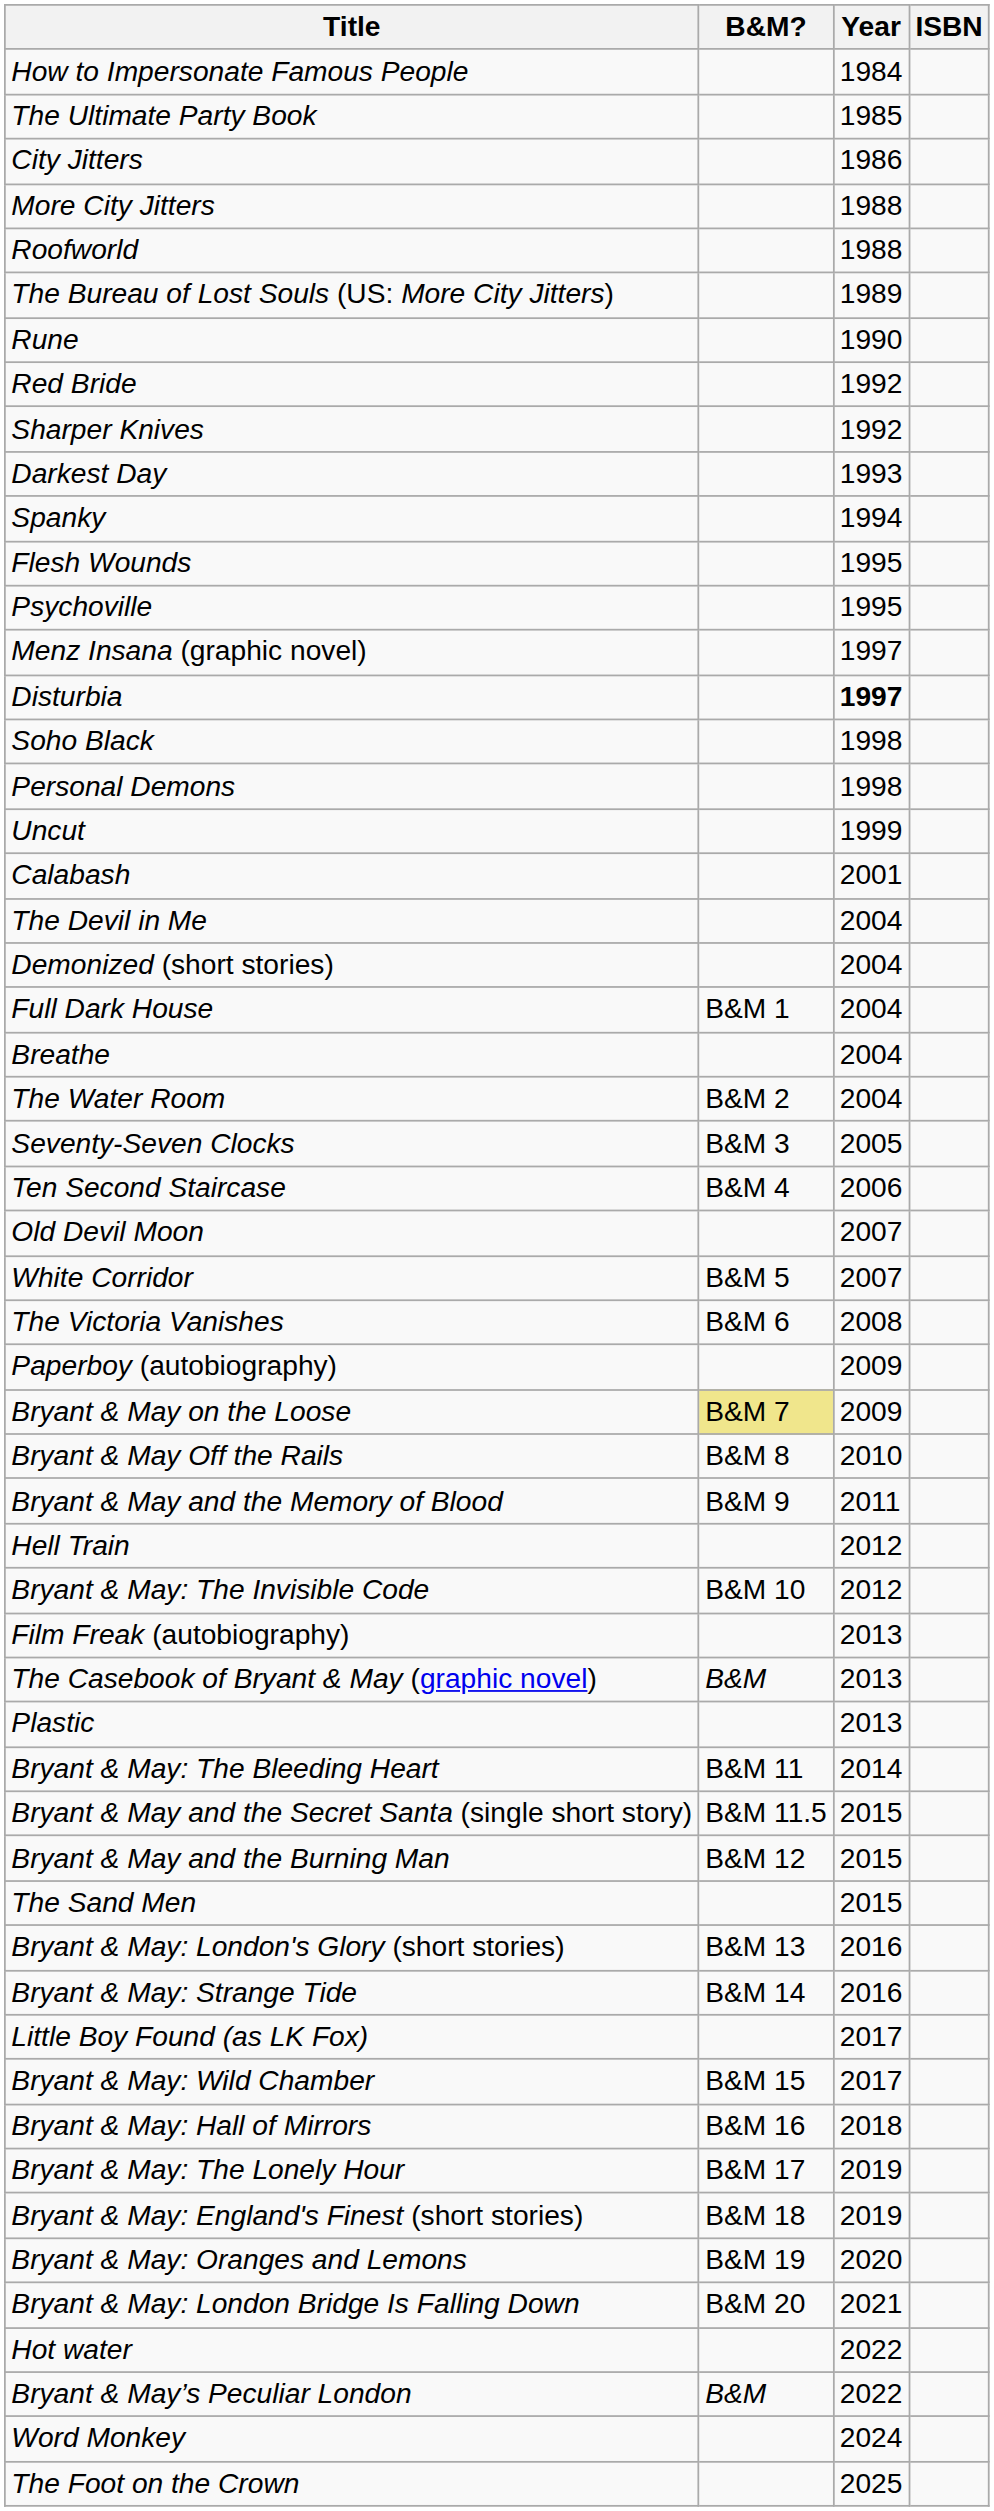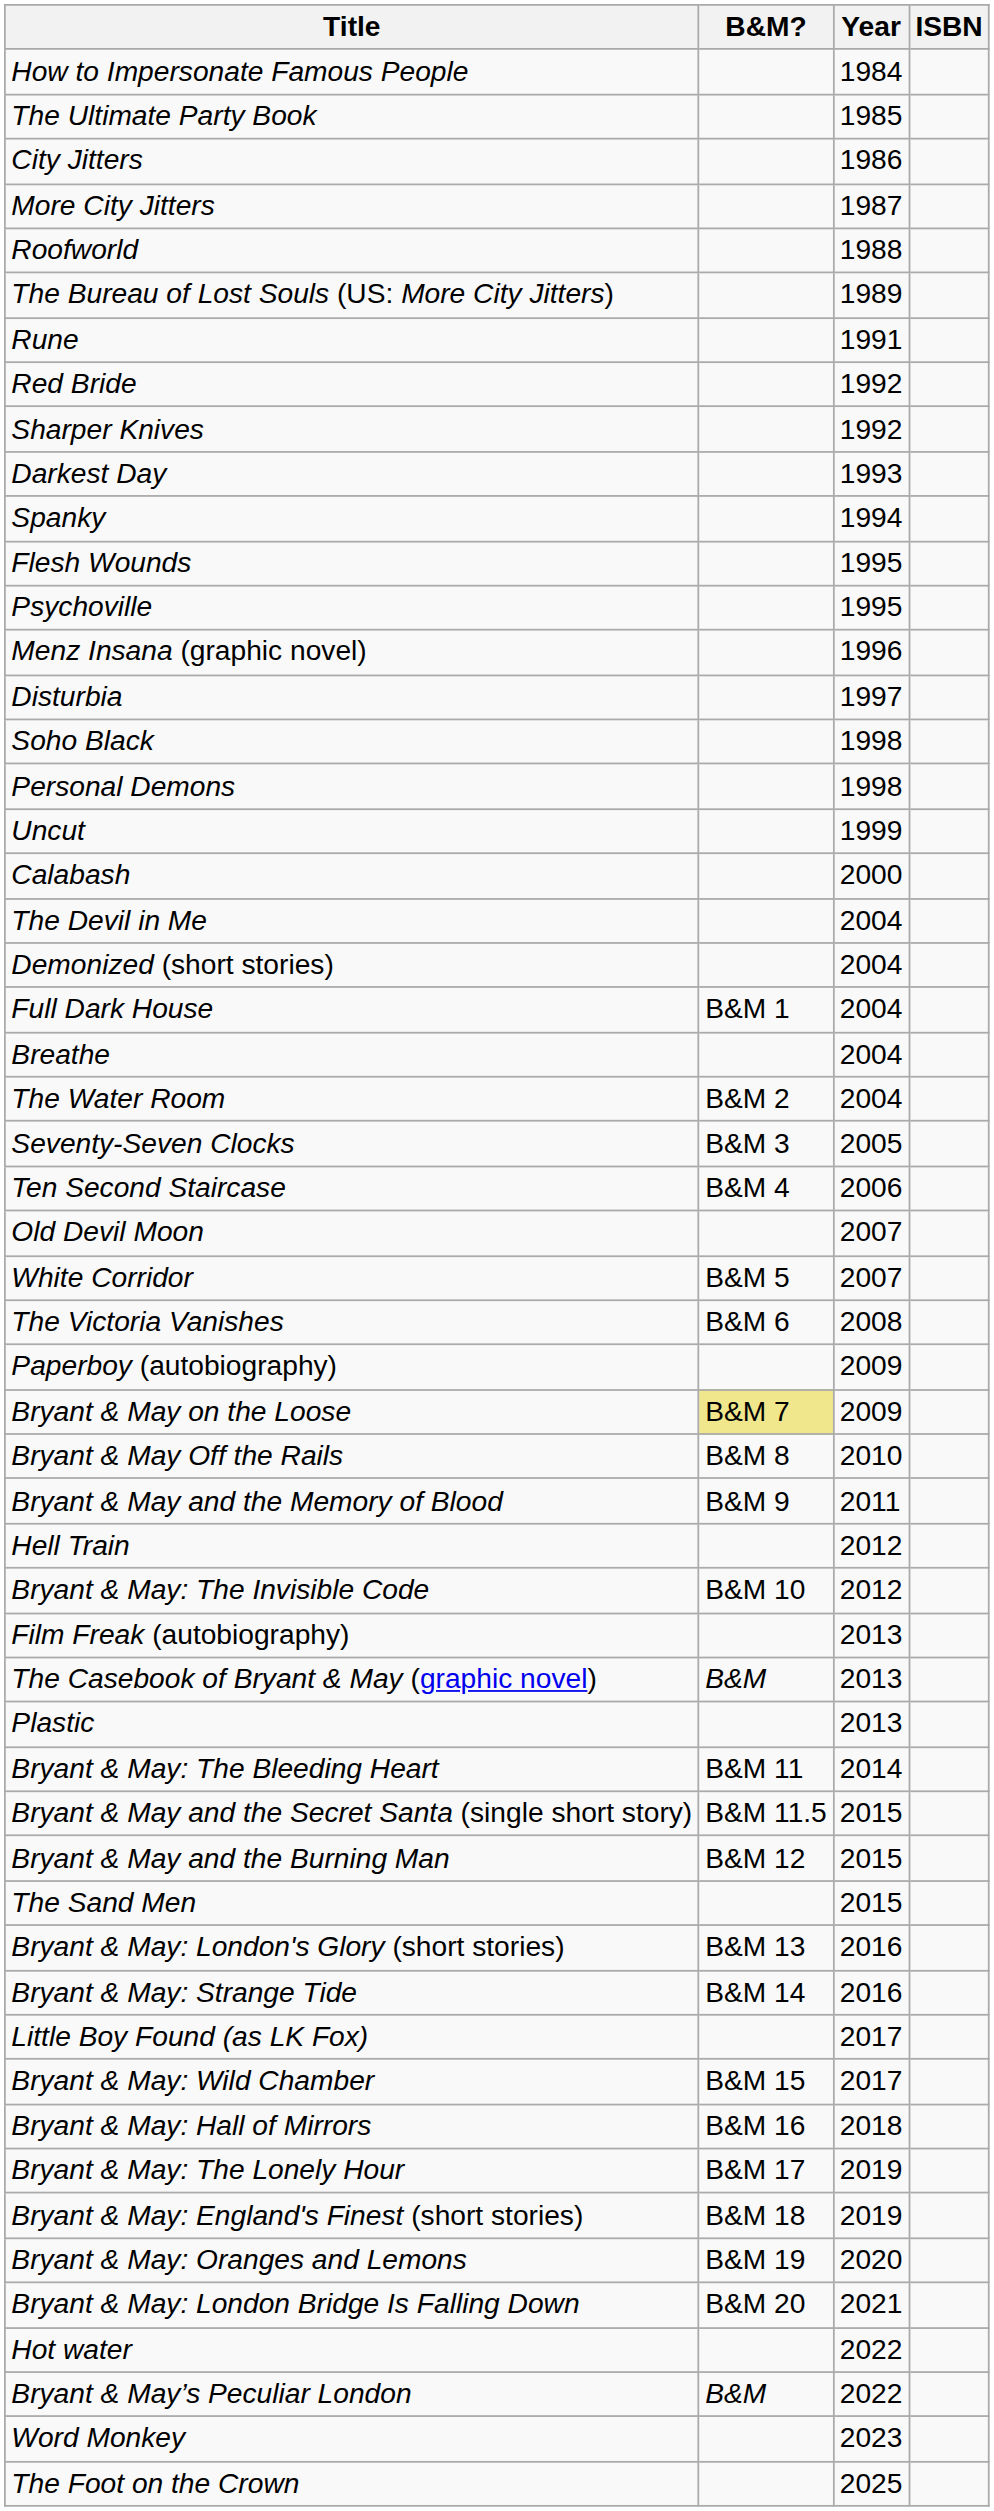(871, 205) 1988 -> (871, 205) 1987
(871, 339) 1990 -> (871, 339) 1991
(871, 652) 1997 -> (871, 652) 1996
(871, 696) bold -> (871, 696) normal
(871, 875) 2001 -> (871, 875) 2000
(871, 2438) 2024 -> (871, 2438) 2023
